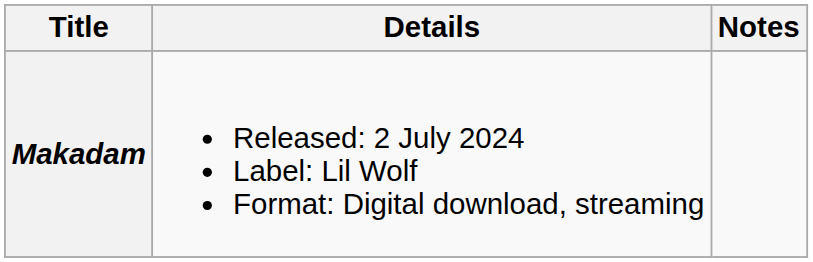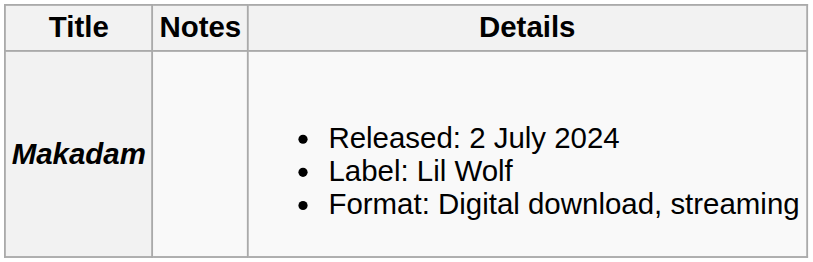columns swapped: (432, 27) <-> (759, 27)
